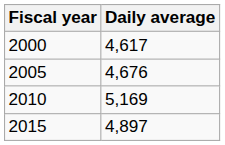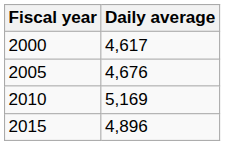(126, 126) 4,897 -> (126, 126) 4,896
